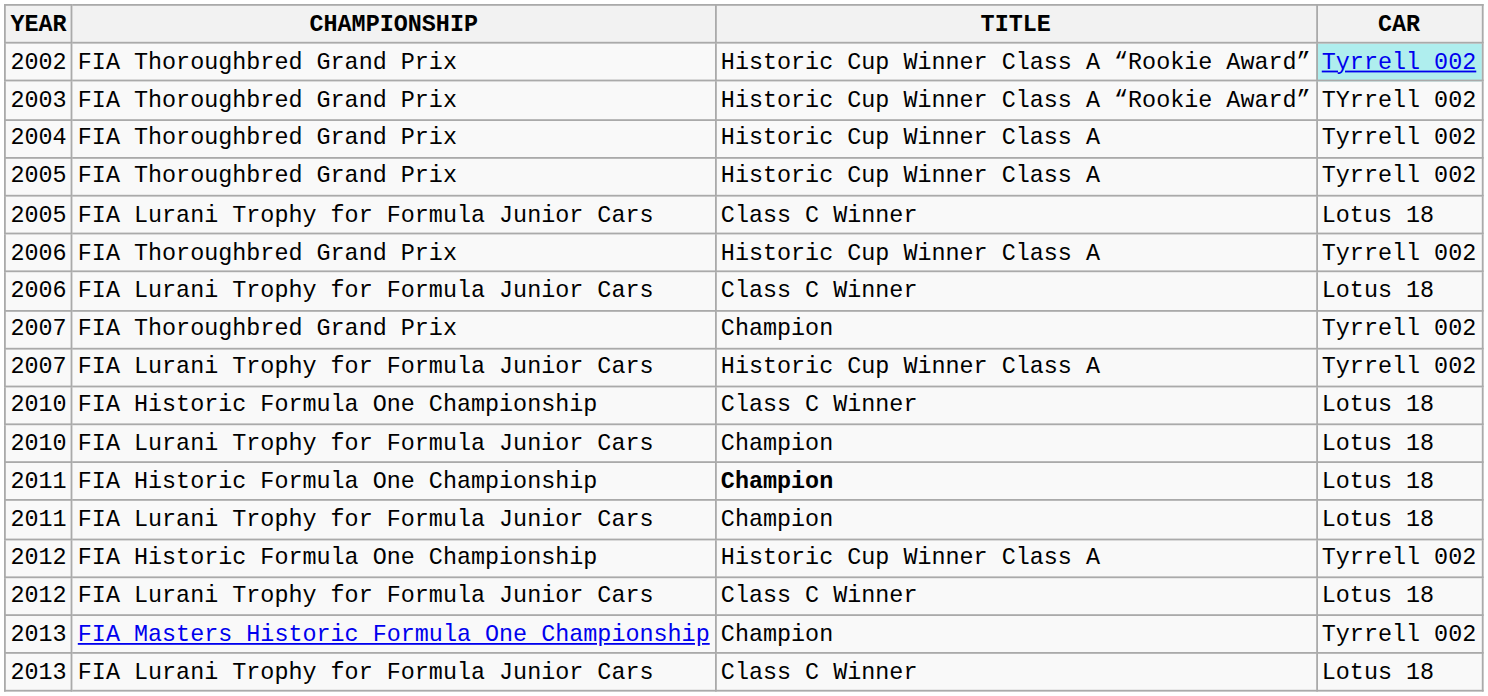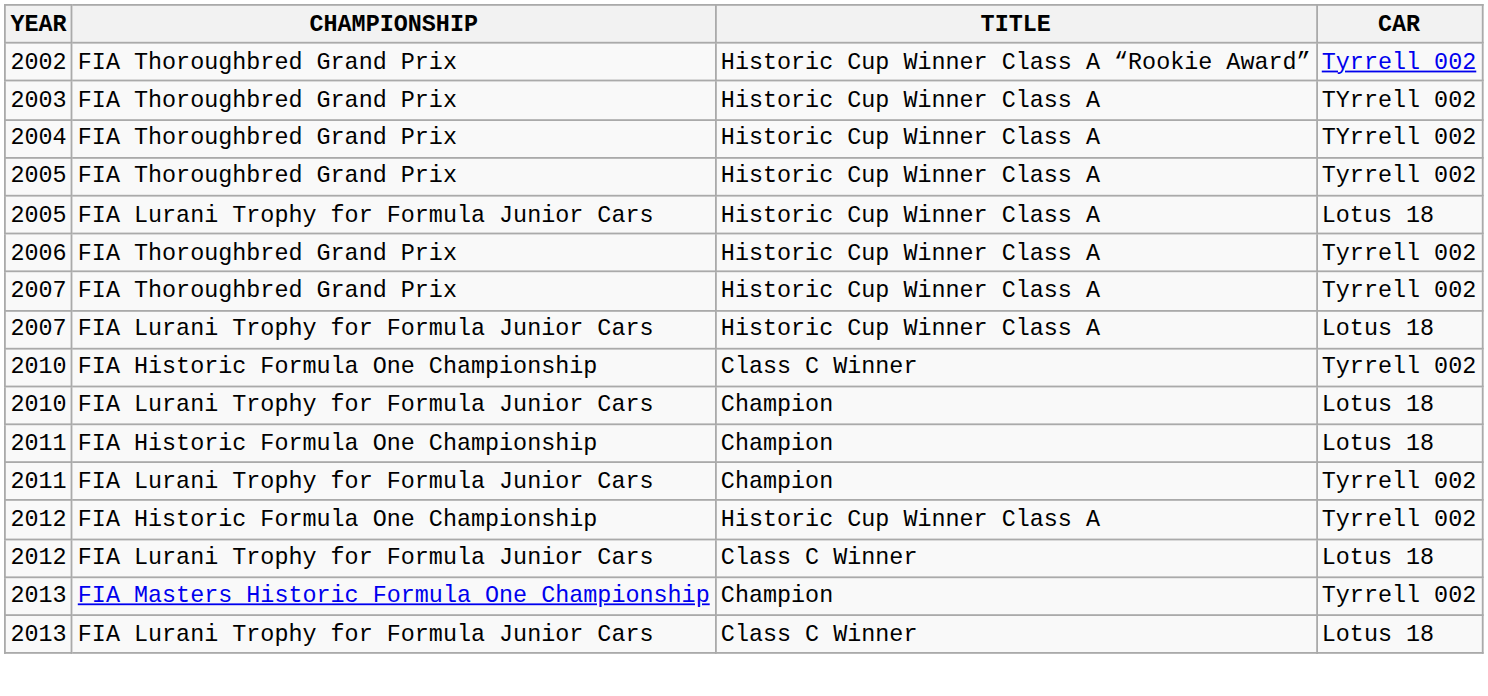(1399, 62) paleturquoise background -> (1399, 62) no background
(1016, 100) Historic Cup Winner Class A “Rookie Award” -> (910, 100) Historic Cup Winner Class A
(1399, 138) Tyrrell 002 -> (1399, 138) TYrrell 002
(819, 215) Class C Winner -> (910, 215) Historic Cup Winner Class A
- row: (39, 291)
(777, 329) Champion -> (910, 291) Historic Cup Winner Class A
(1399, 367) Tyrrell 002 -> (1378, 329) Lotus 18
(1378, 405) Lotus 18 -> (1399, 367) Tyrrell 002
(777, 482) bold -> (777, 443) normal
(1378, 520) Lotus 18 -> (1399, 482) Tyrrell 002
